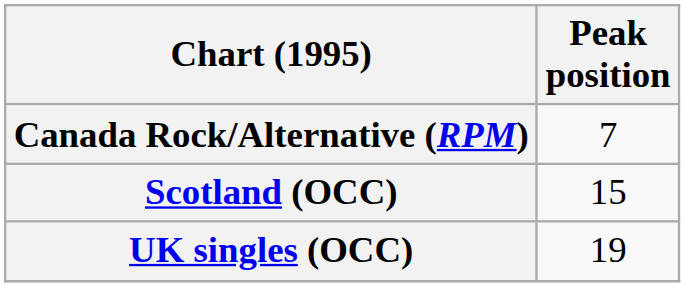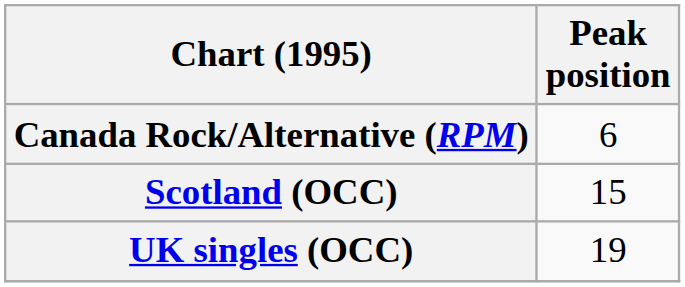(608, 133) 7 -> (608, 133) 6
